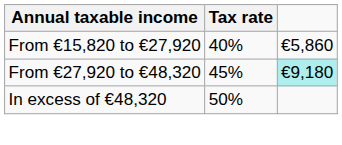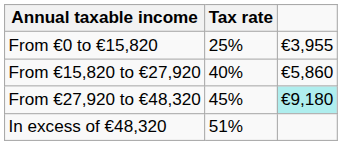+ row: (83, 45)
(226, 99) 50% -> (226, 126) 51%
